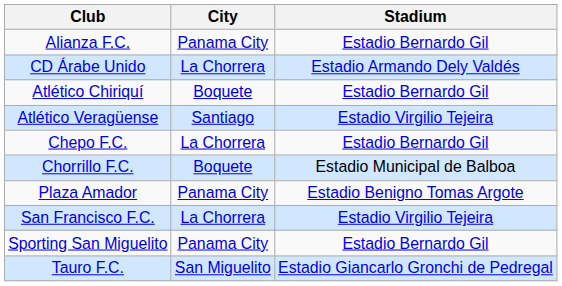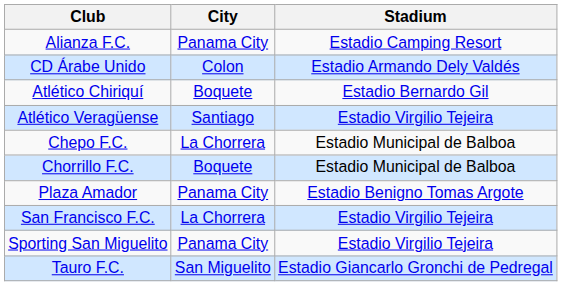(415, 42) Estadio Bernardo Gil -> (415, 42) Estadio Camping Resort
(223, 67) La Chorrera -> (223, 67) Colon
(415, 142) Estadio Bernardo Gil -> (415, 142) Estadio Municipal de Balboa
(415, 243) Estadio Bernardo Gil -> (415, 243) Estadio Virgilio Tejeira
